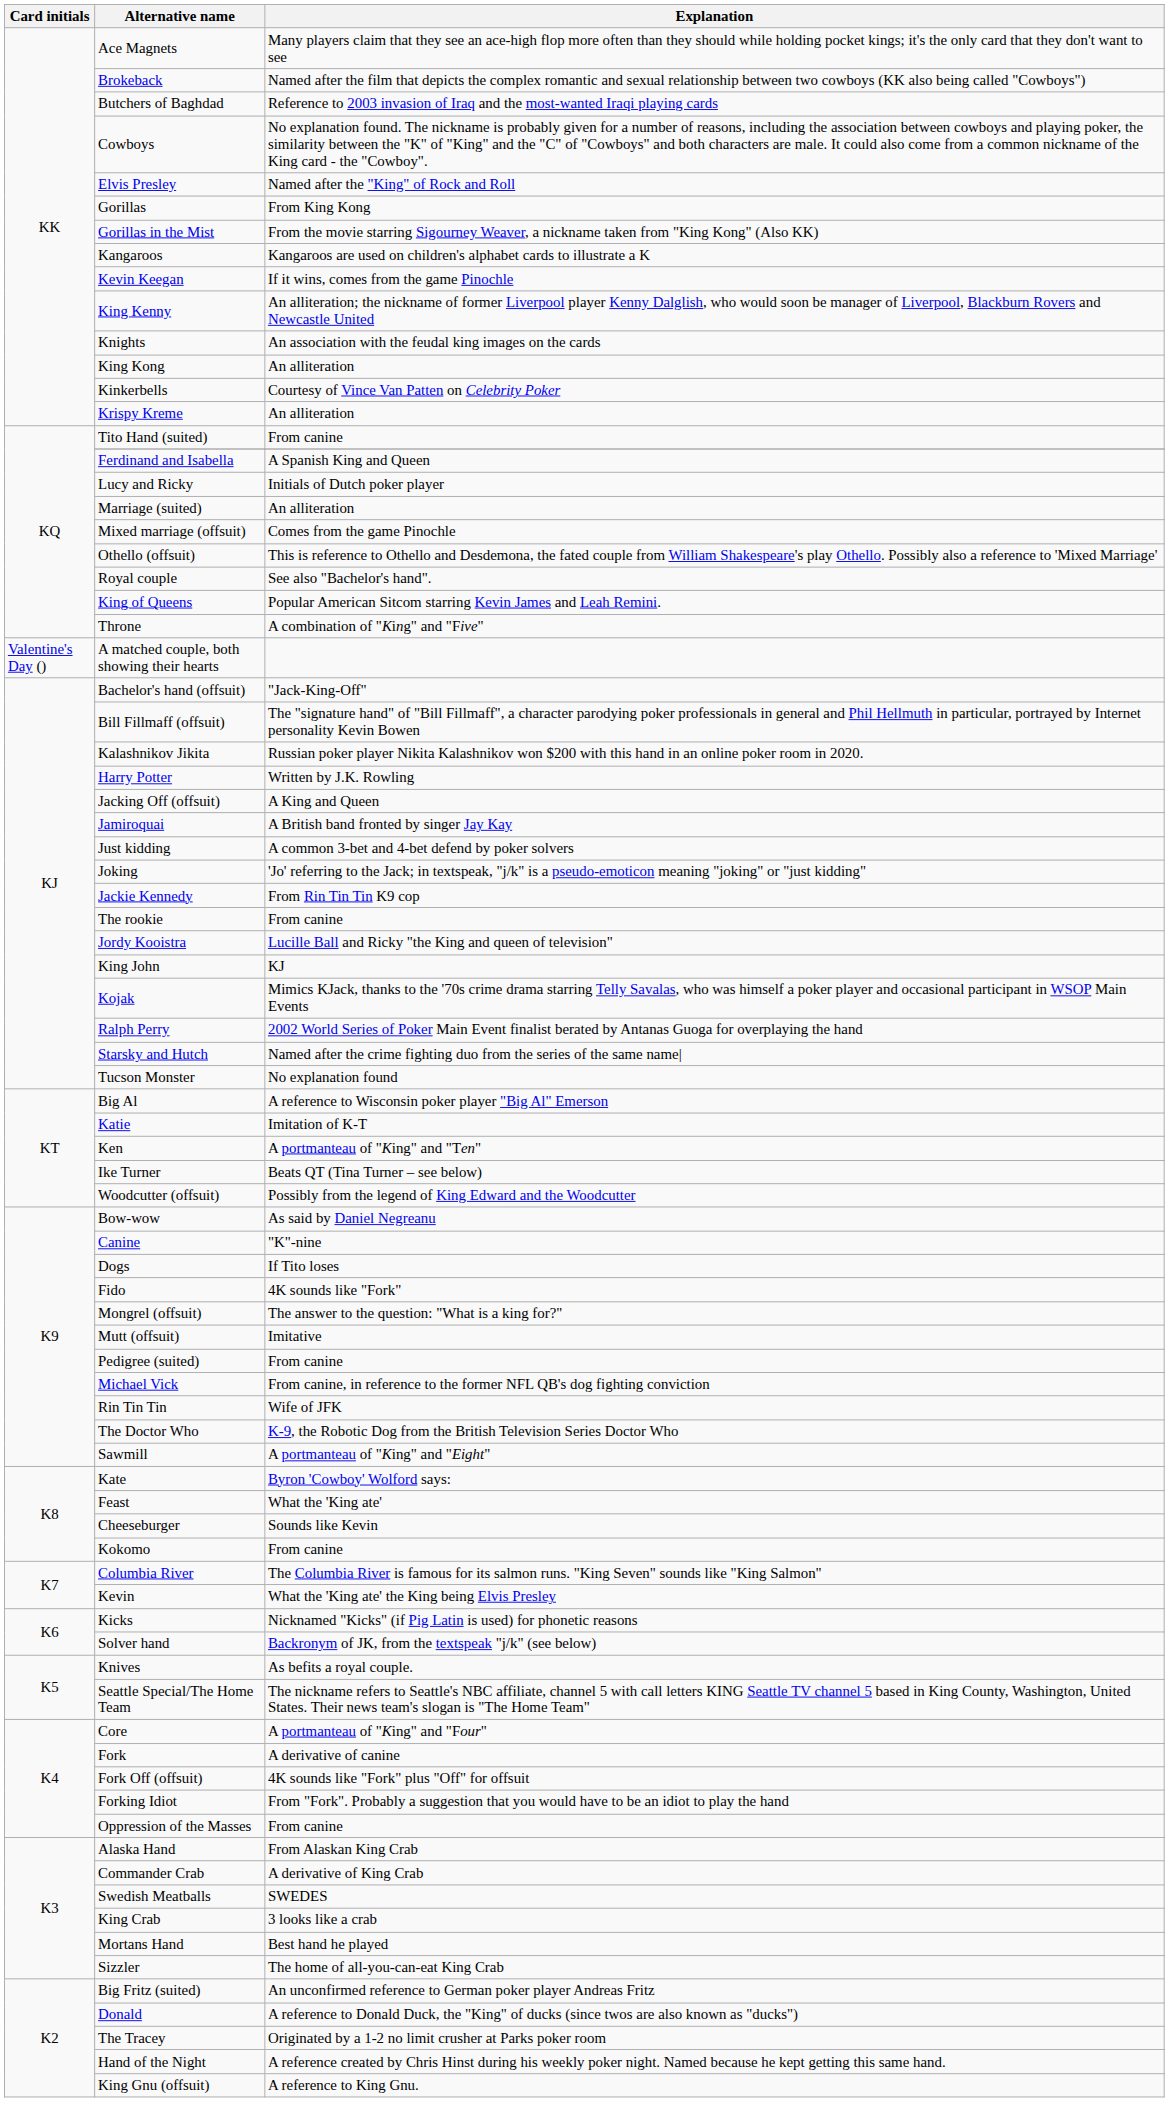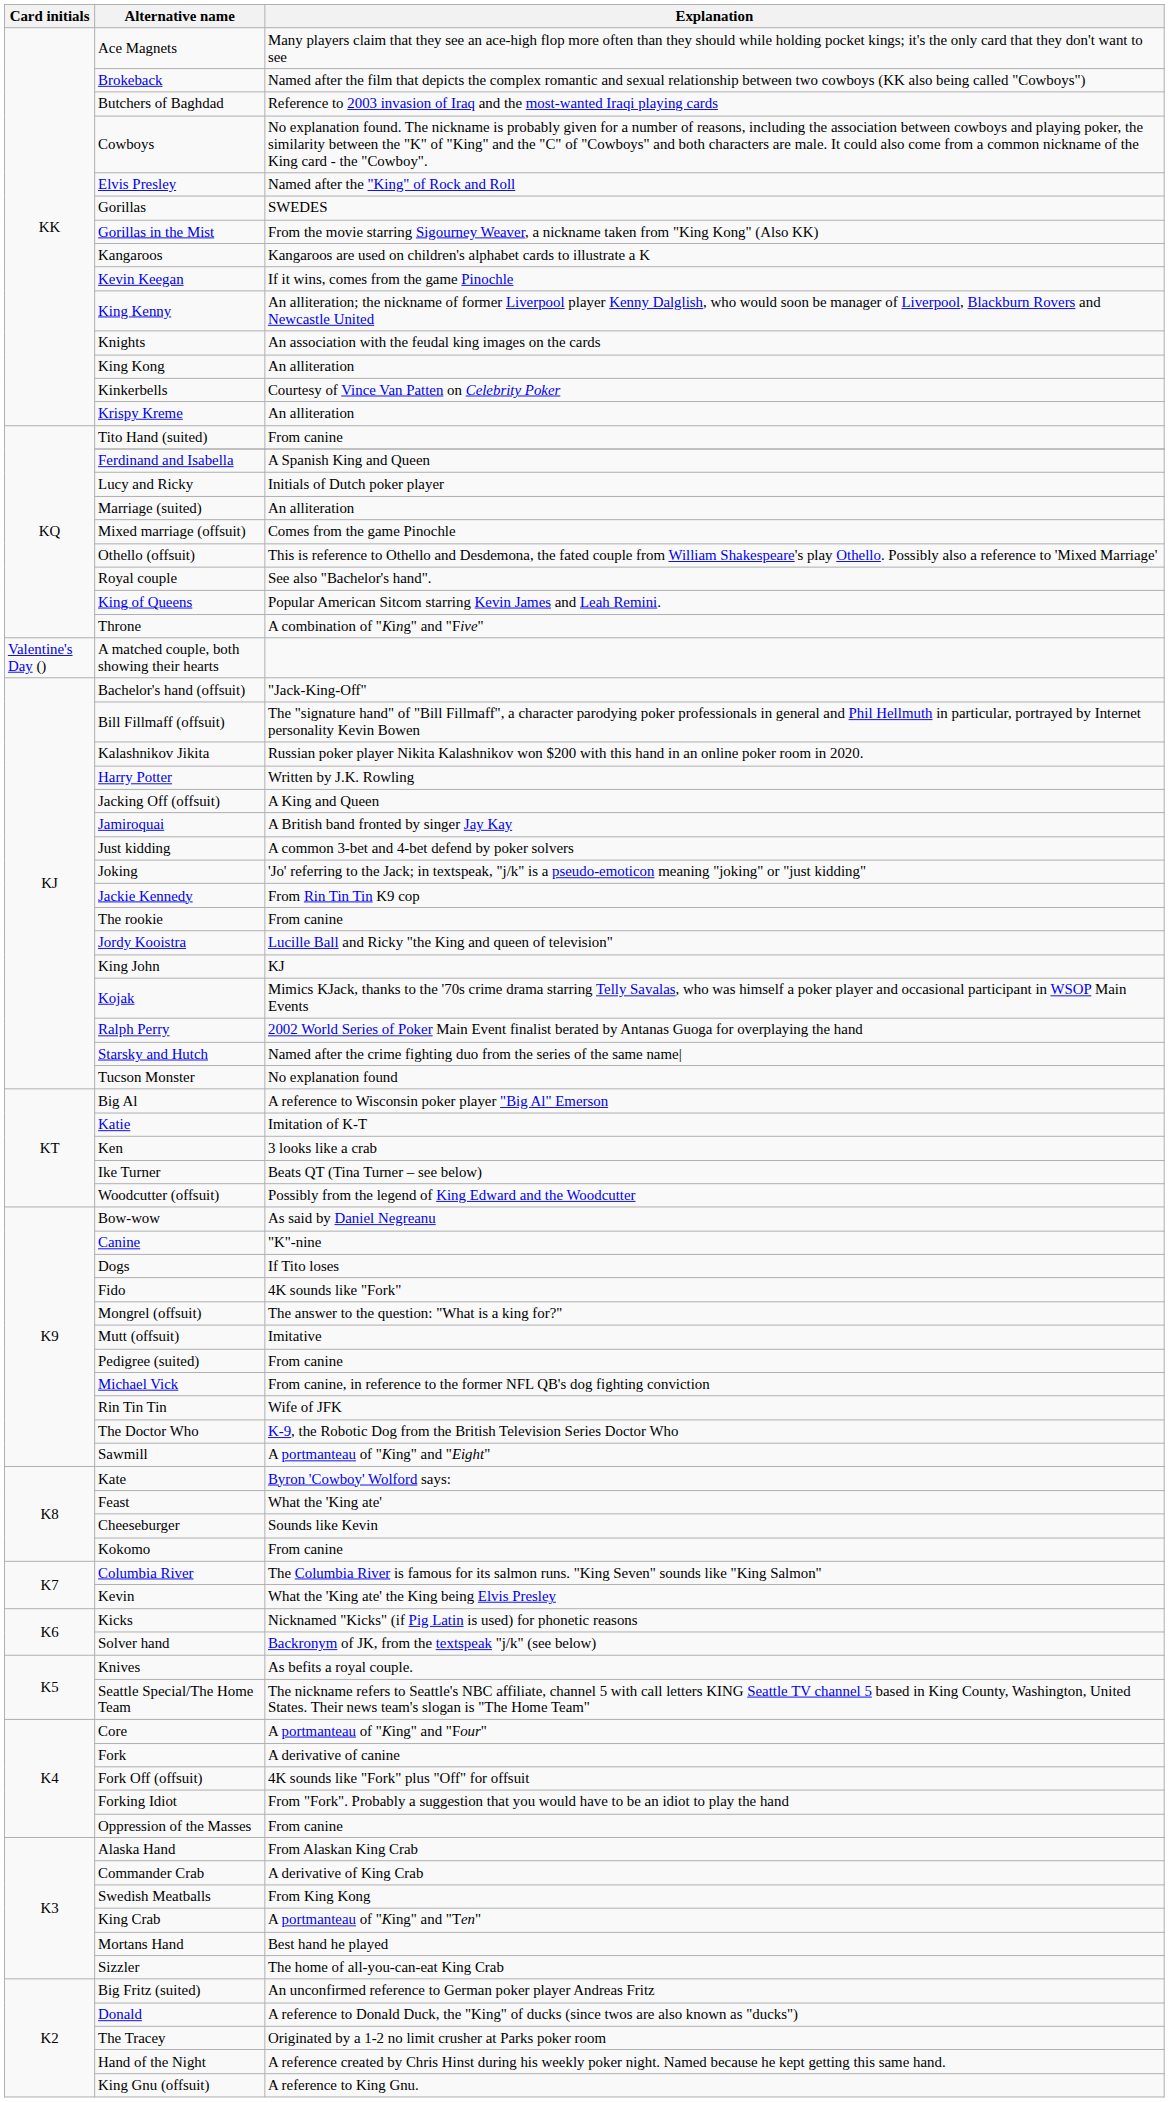(319, 208) From King Kong -> (298, 208) SWEDES
(375, 1148) A portmanteau of "King" and "Ten" -> (322, 1148) 3 looks like a crab
(298, 1896) SWEDES -> (319, 1896) From King Kong
(322, 1920) 3 looks like a crab -> (375, 1920) A portmanteau of "King" and "Ten"
